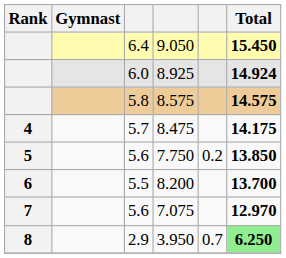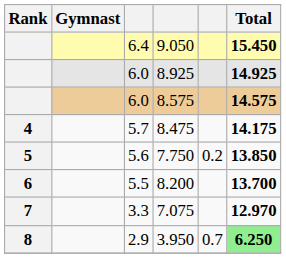(254, 73) 14.924 -> (254, 73) 14.925
(138, 101) 5.8 -> (138, 101) 6.0
(138, 211) 5.6 -> (138, 211) 3.3
